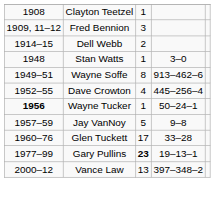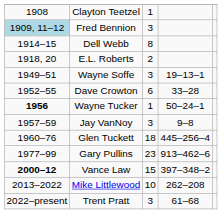(34, 28) no background -> (37, 28) lightblue background
(143, 43) 2 -> (150, 43) 8
+ row: (106, 59)
- row: (99, 59)
(143, 75) 8 -> (150, 75) 3
(178, 75) 913–462–6 -> (185, 75) 19–13–1
(143, 91) 4 -> (150, 91) 6
(178, 91) 445–256–4 -> (185, 91) 33–28
(143, 122) 5 -> (150, 122) 3
(143, 138) 17 -> (150, 138) 18
(178, 138) 33–28 -> (185, 138) 445–256–4
(143, 153) bold -> (150, 153) normal
(178, 153) 19–13–1 -> (185, 153) 913–462–6
(34, 169) normal -> (37, 169) bold
(143, 169) 13 -> (150, 169) 15
+ row: (106, 185)
+ row: (106, 201)
